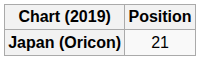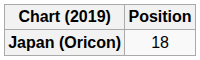(160, 42) 21 -> (160, 42) 18
